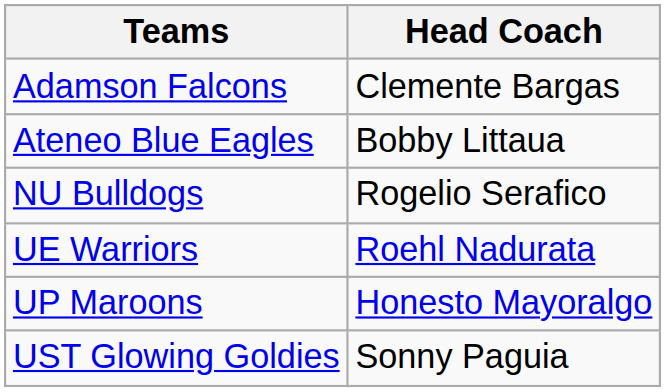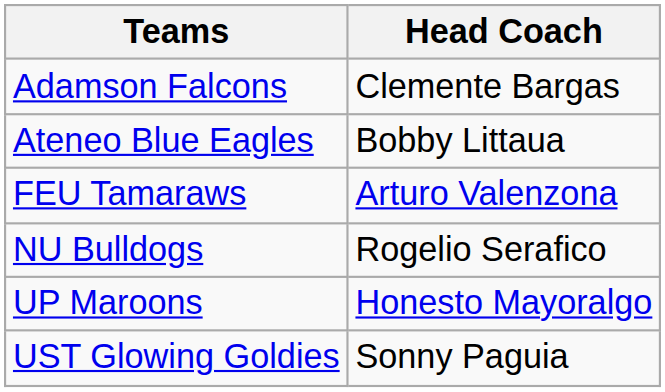+ row: (130, 194)
- row: (106, 248)
